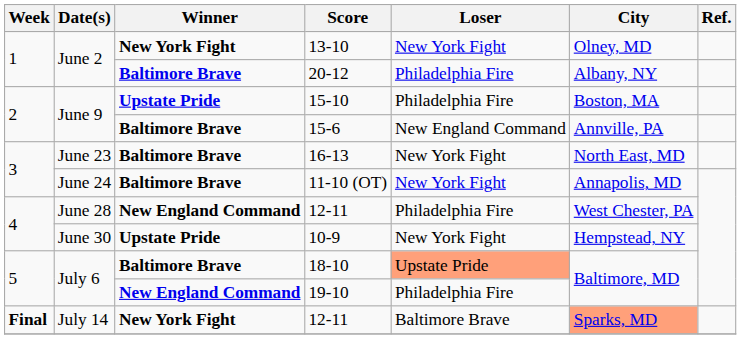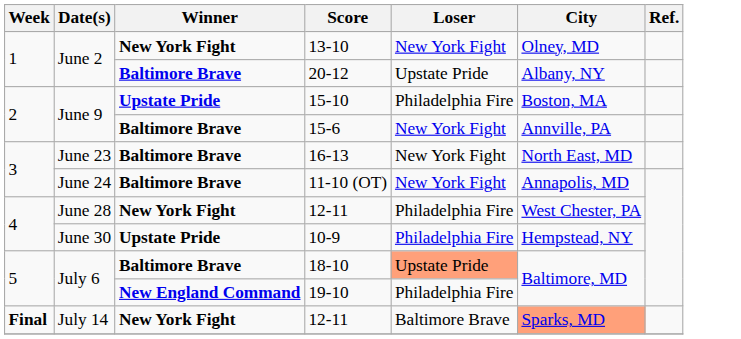(454, 73) Philadelphia Fire -> (442, 73) Upstate Pride
(480, 127) New England Command -> (450, 127) New York Fight
(210, 210) New England Command -> (177, 210) New York Fight
(450, 237) New York Fight -> (454, 237) Philadelphia Fire
